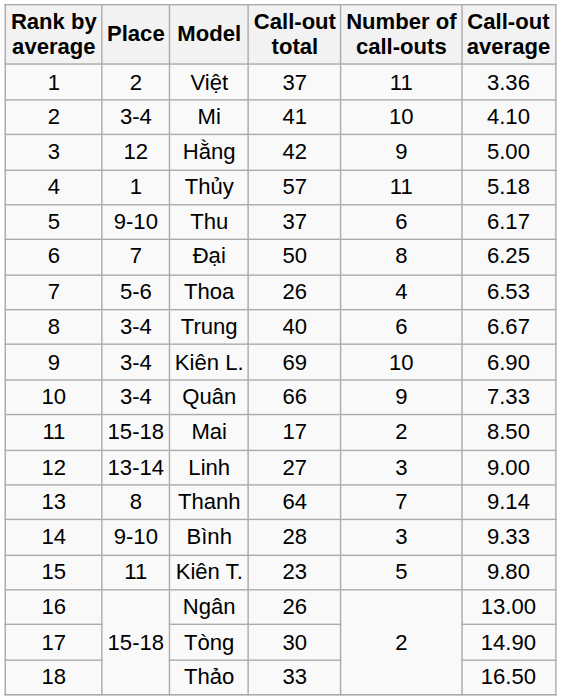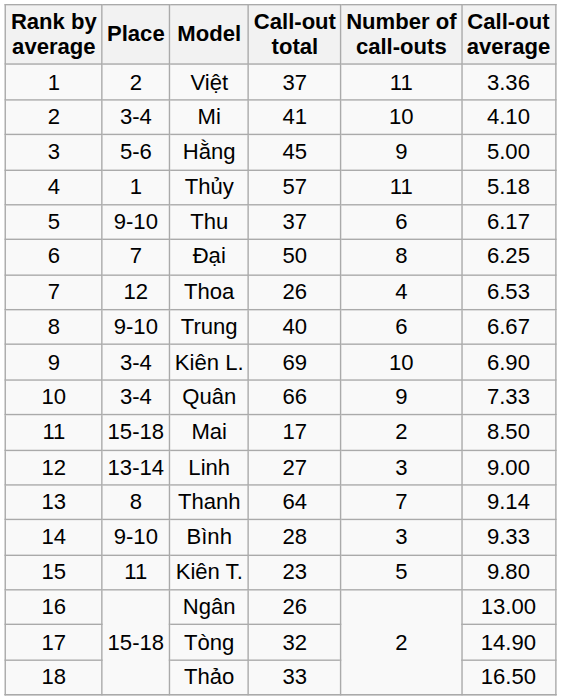(136, 151) 12 -> (136, 151) 5-6
(295, 151) 42 -> (295, 151) 45
(136, 291) 5-6 -> (136, 291) 12
(136, 326) 3-4 -> (136, 326) 9-10
(295, 642) 30 -> (295, 642) 32
